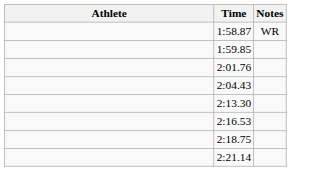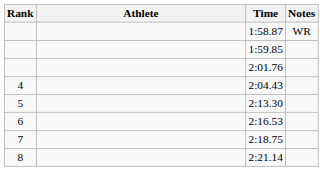+ column: (20, 13)
